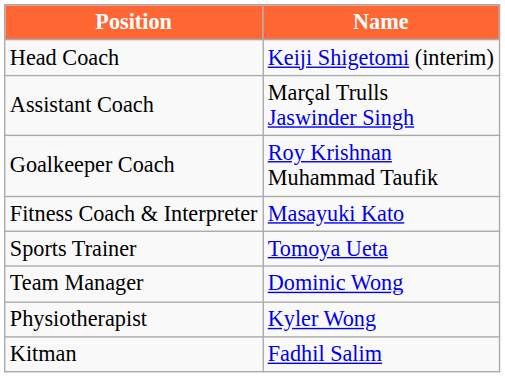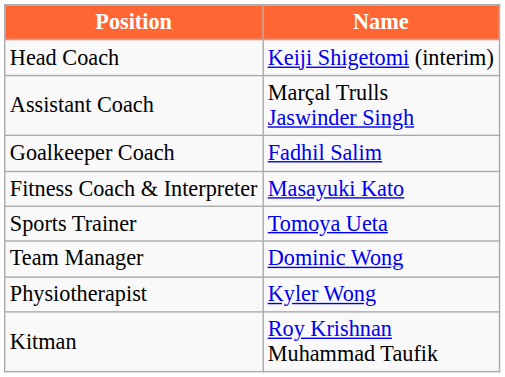(353, 165) Roy Krishnan Muhammad Taufik -> (325, 152) Fadhil Salim
(325, 354) Fadhil Salim -> (353, 341) Roy Krishnan Muhammad Taufik
